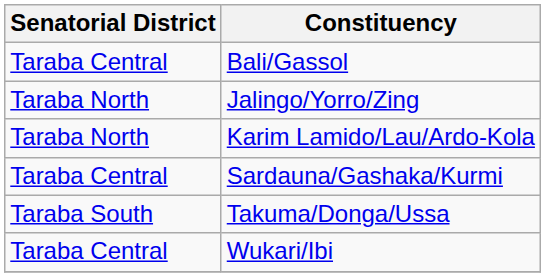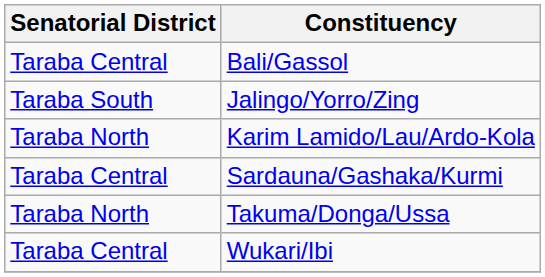(80, 99) Taraba North -> (82, 99) Taraba South
(82, 213) Taraba South -> (80, 213) Taraba North
